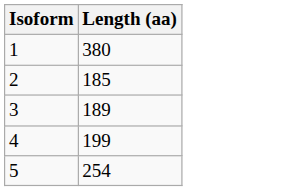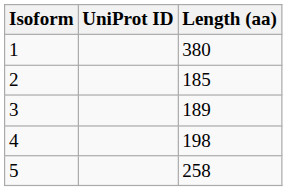+ column: (128, 19)
(97, 140) 199 -> (196, 140) 198
(97, 170) 254 -> (196, 170) 258
